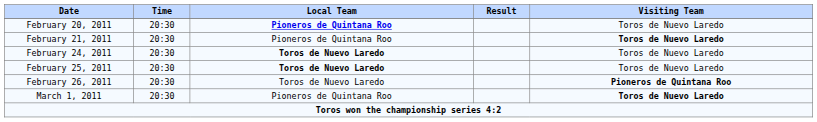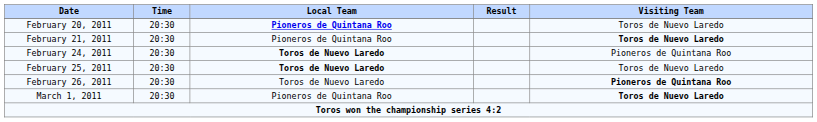(671, 54) Toros de Nuevo Laredo -> (671, 54) Pioneros de Quintana Roo
